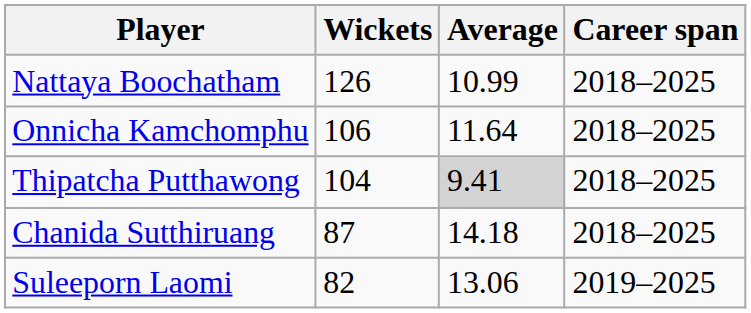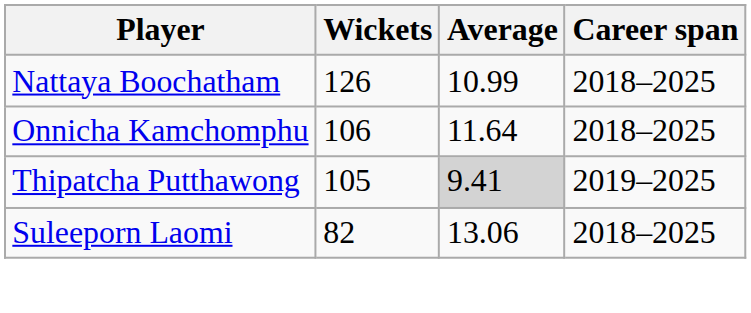(347, 181) 104 -> (347, 181) 105
(644, 181) 2018–2025 -> (644, 181) 2019–2025
- row: (144, 231)
(644, 282) 2019–2025 -> (644, 231) 2018–2025
